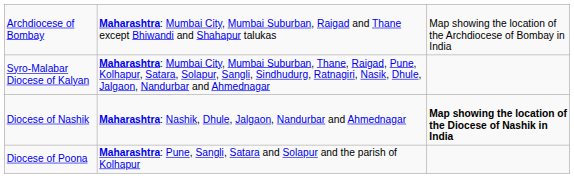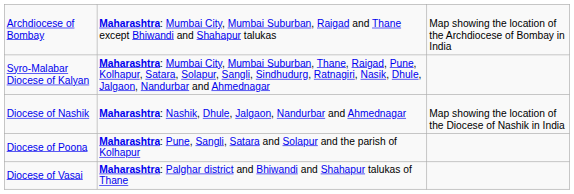(498, 125) bold -> (497, 119) normal
+ row: (45, 175)
